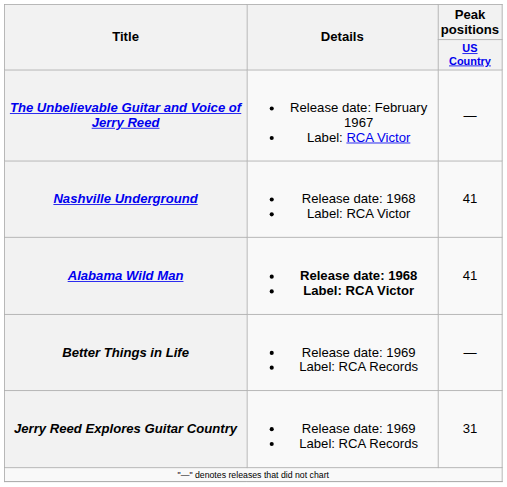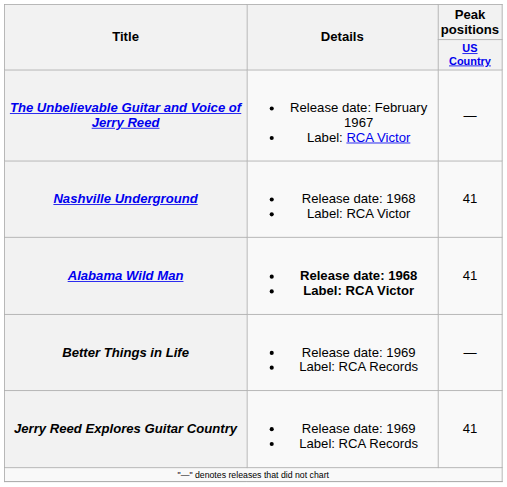(470, 429) 31 -> (470, 429) 41
